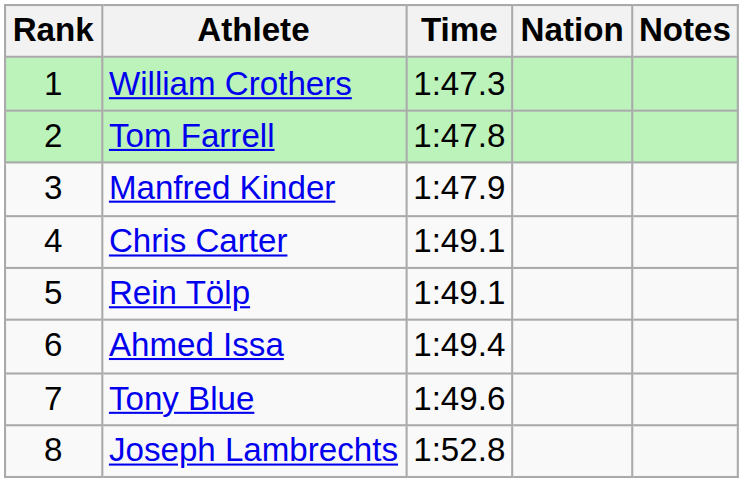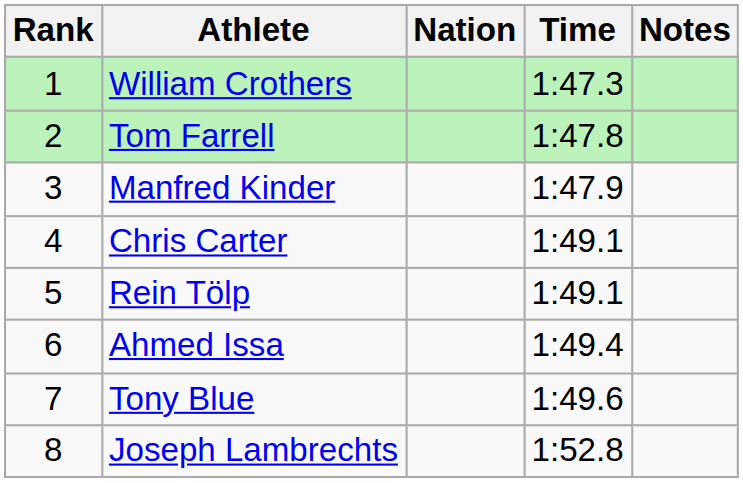columns swapped: (572, 30) <-> (459, 30)
